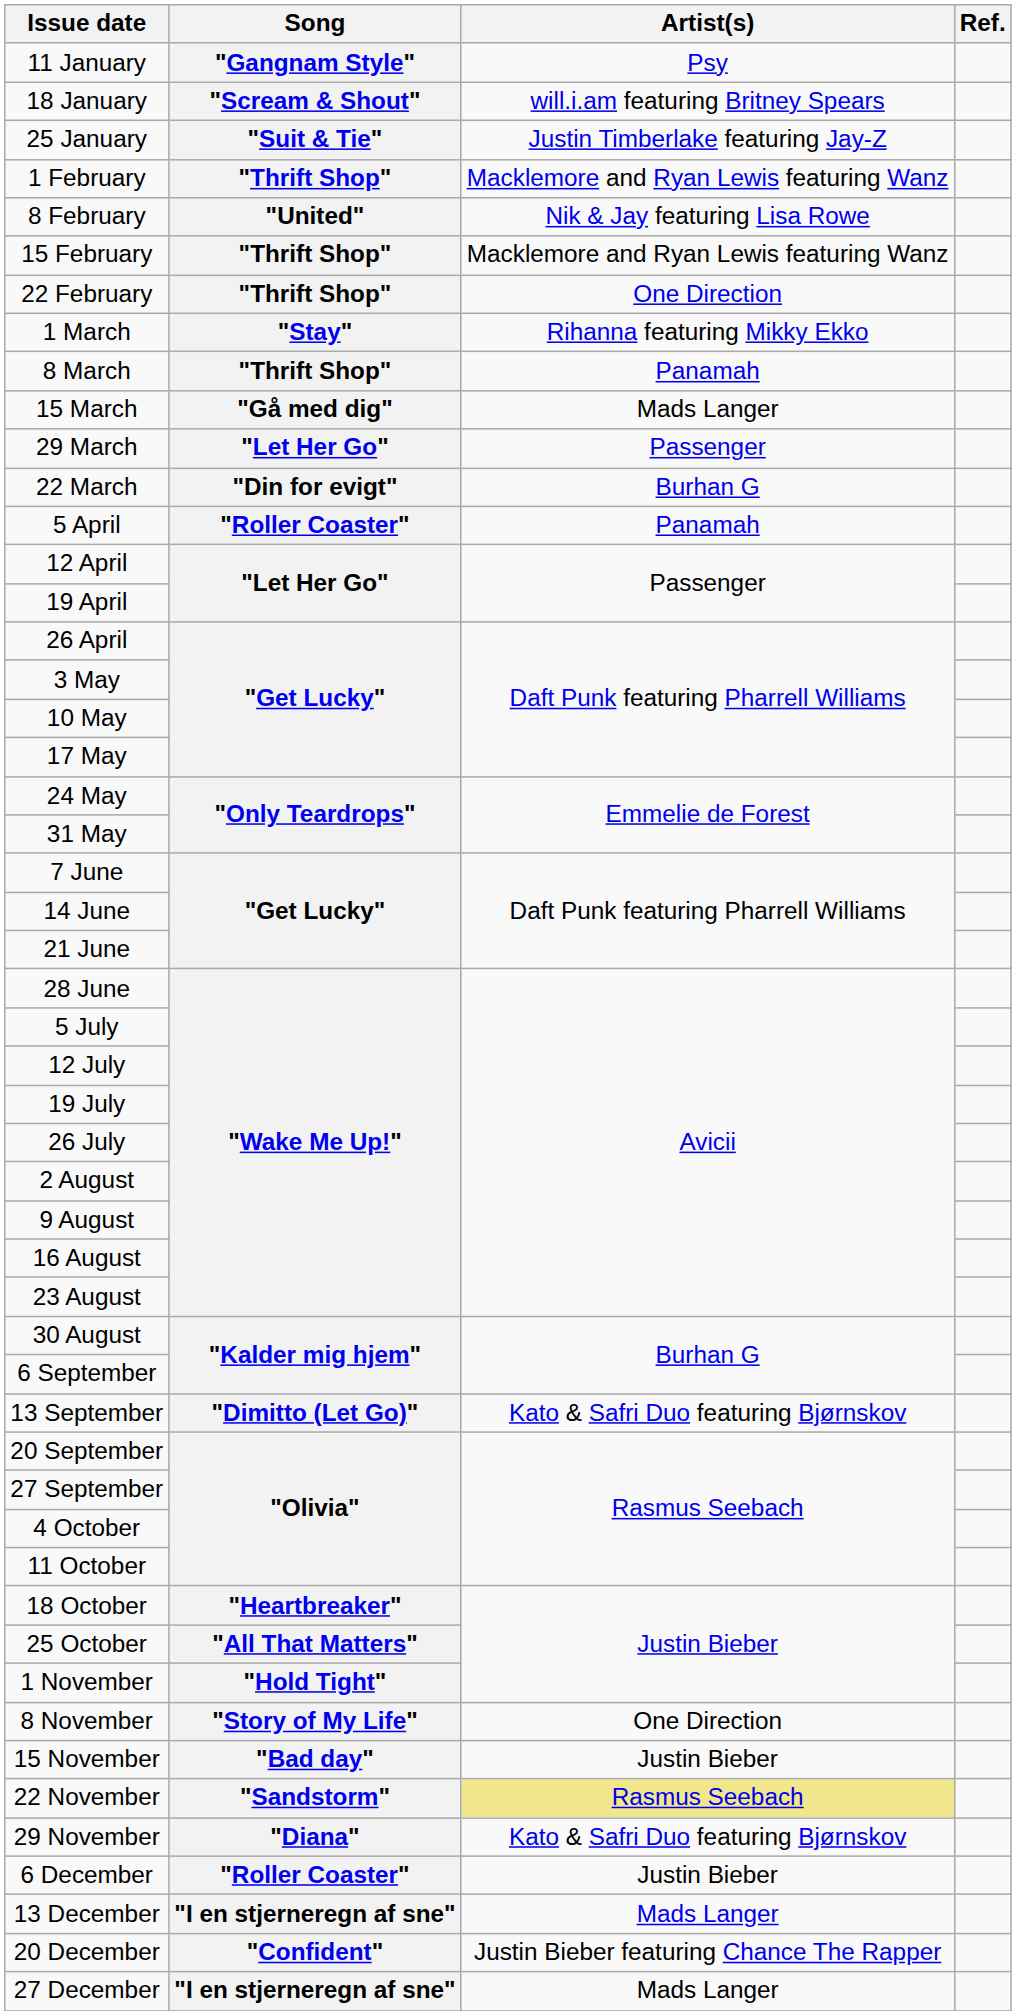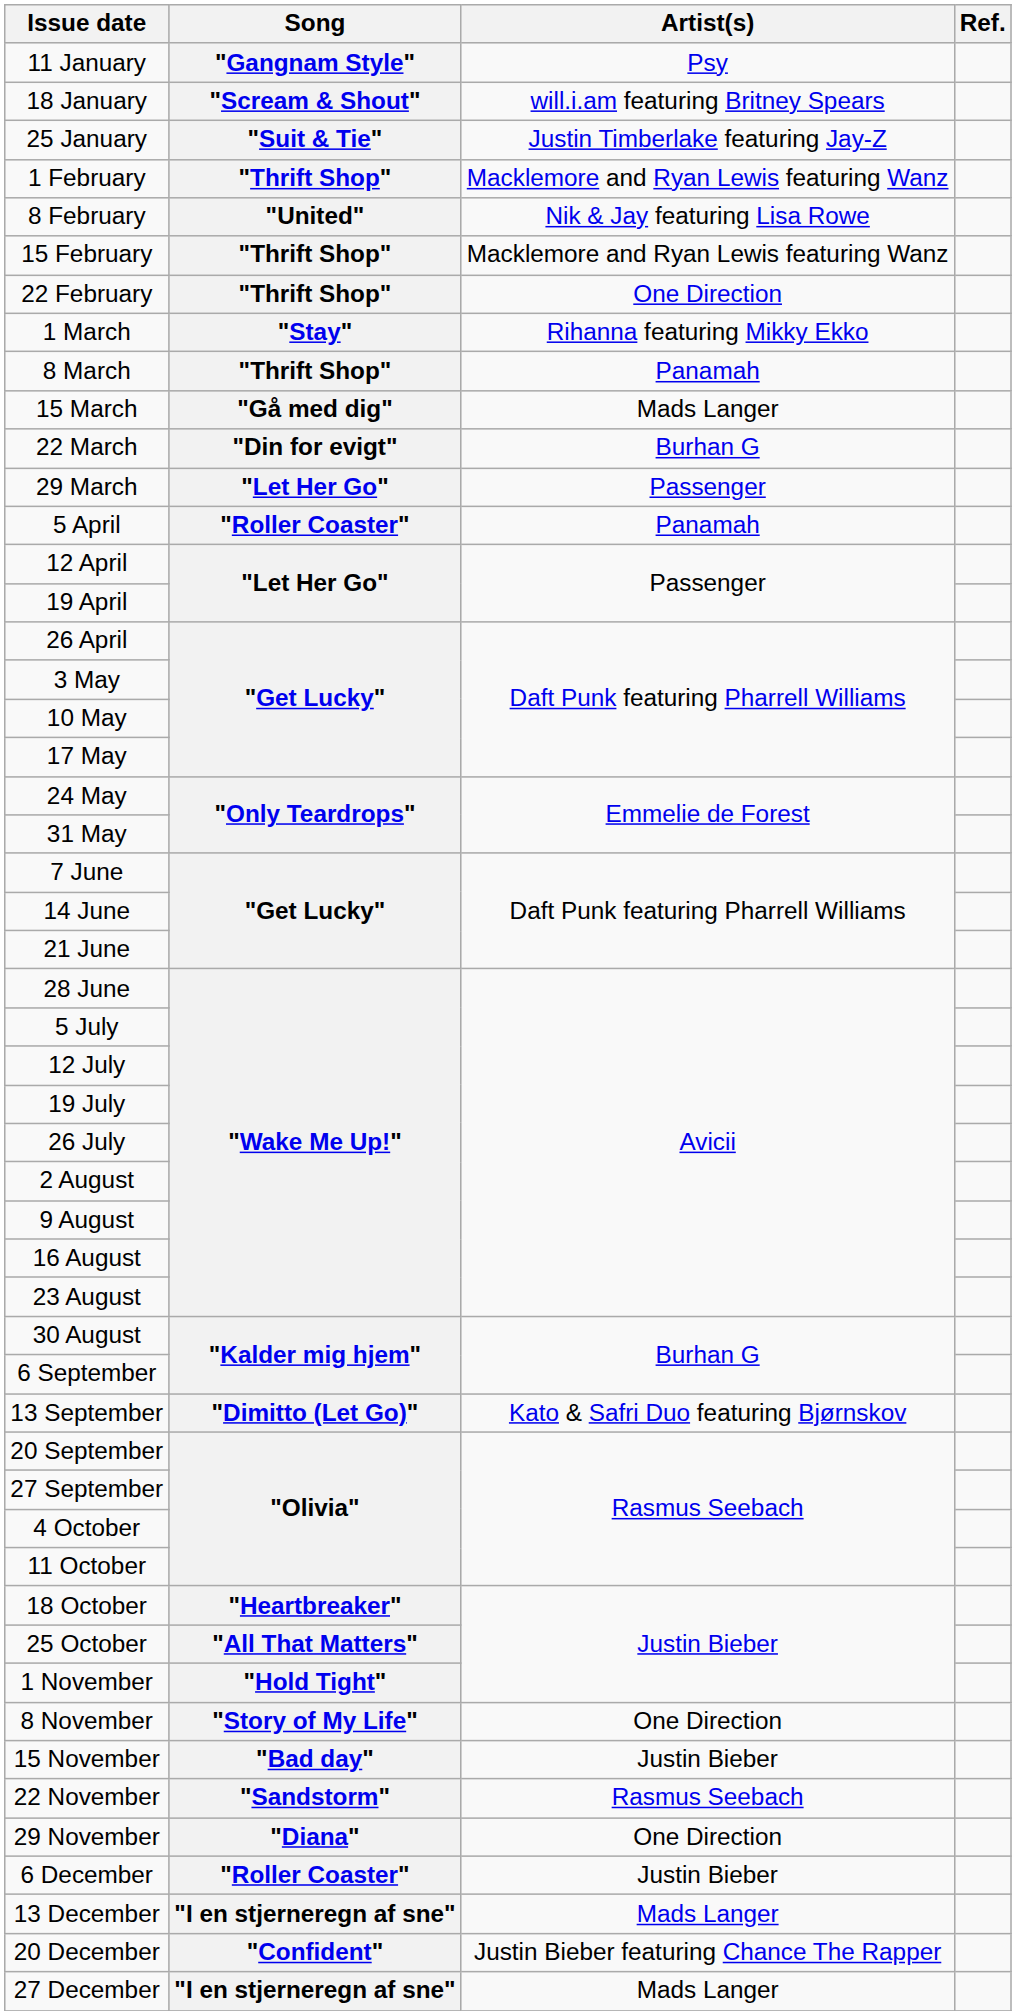rows swapped: (87, 486) <-> (87, 448)
(708, 1798) khaki background -> (708, 1798) no background
(708, 1836) Kato & Safri Duo featuring Bjørnskov -> (708, 1836) One Direction
